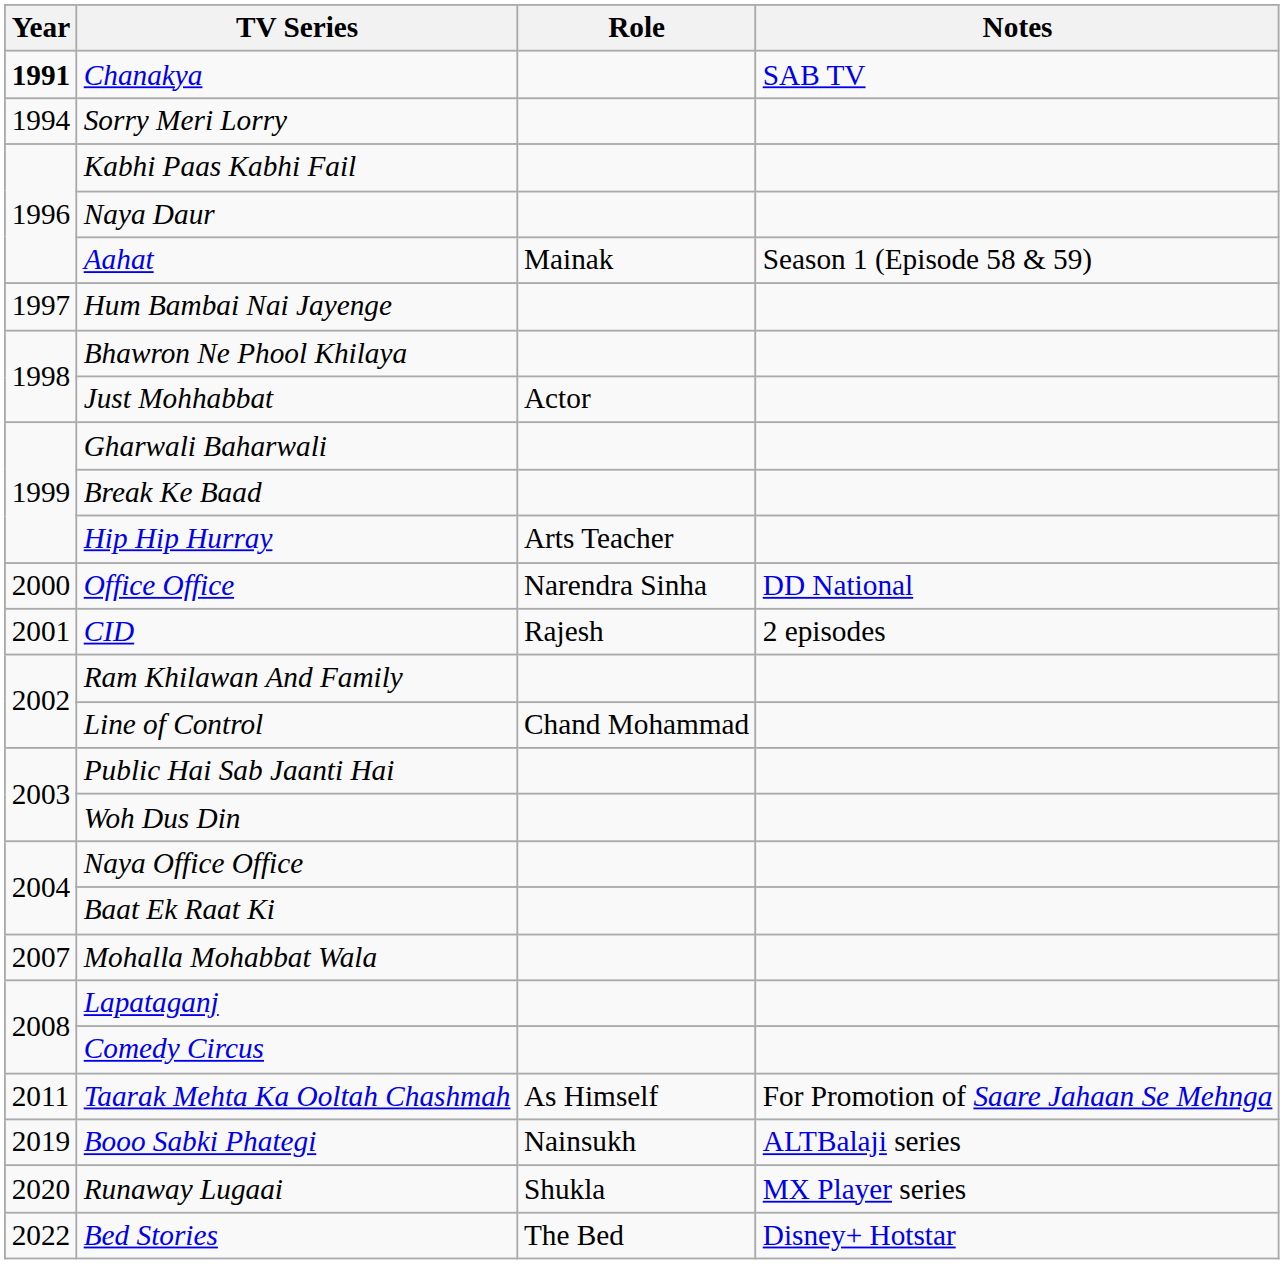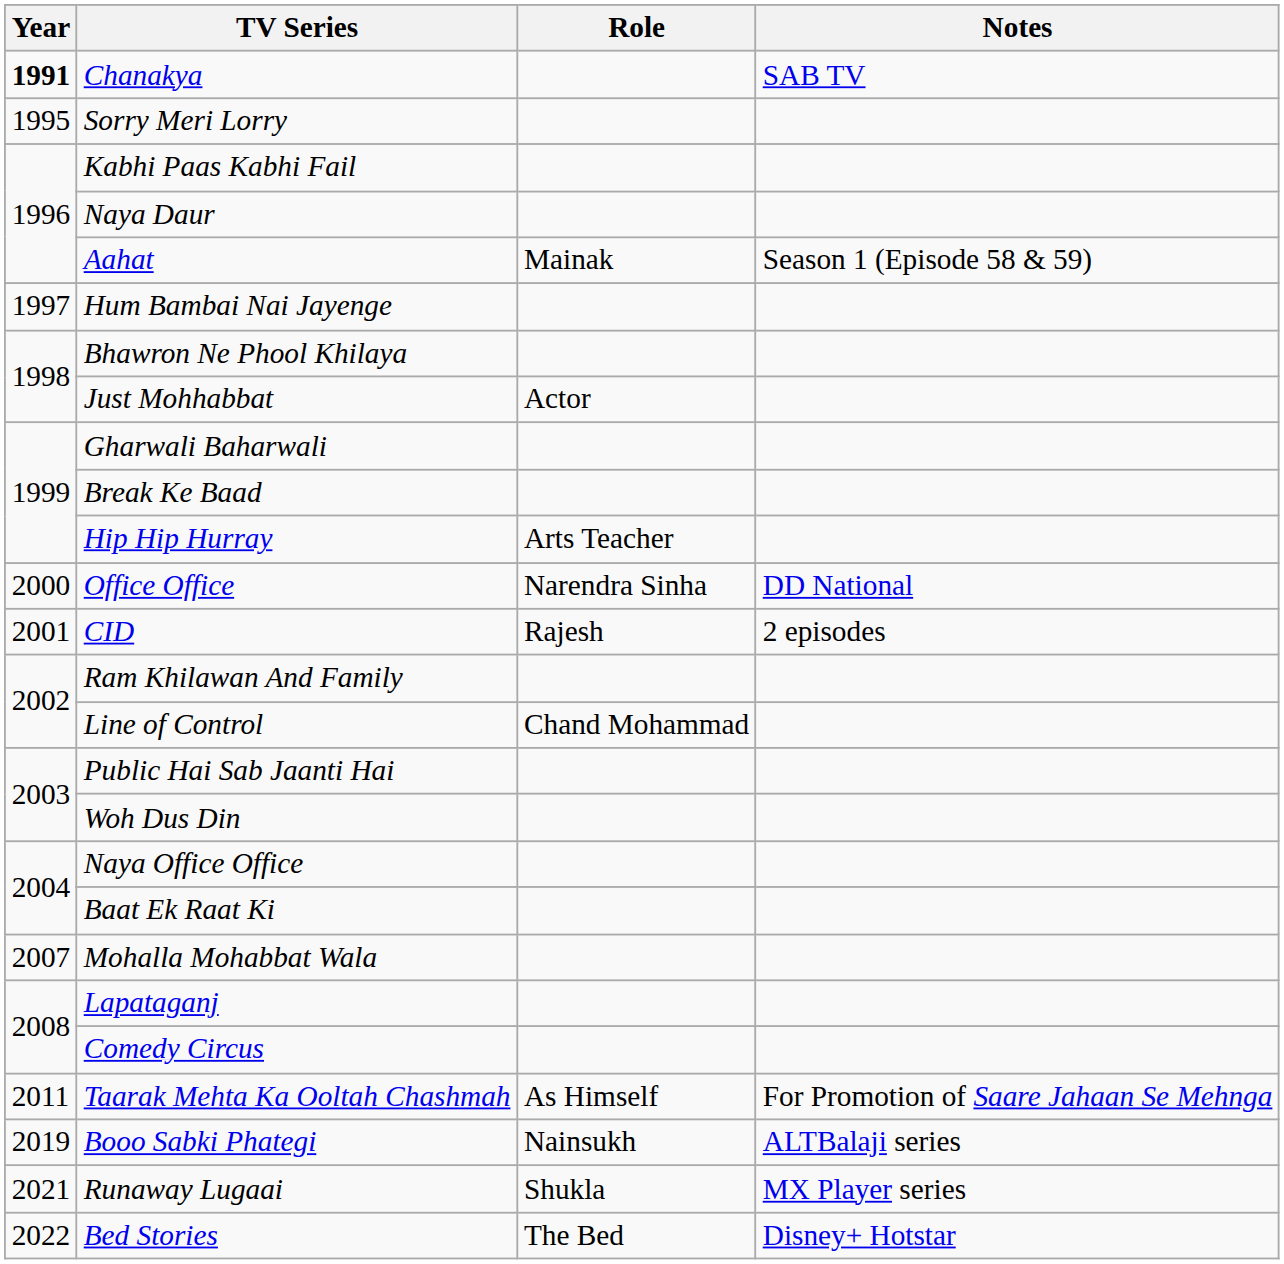(41, 120) 1994 -> (41, 120) 1995
(41, 1188) 2020 -> (41, 1188) 2021
